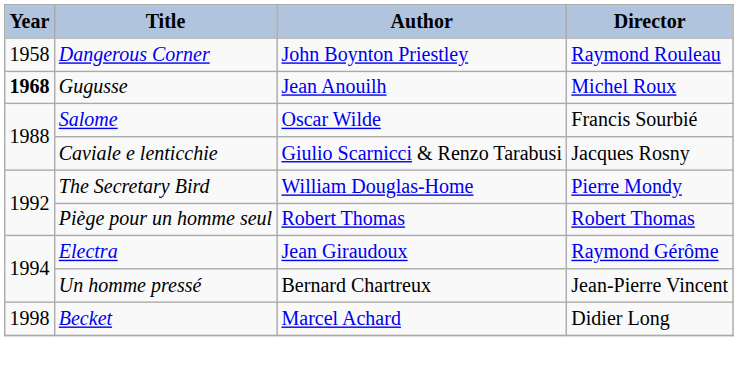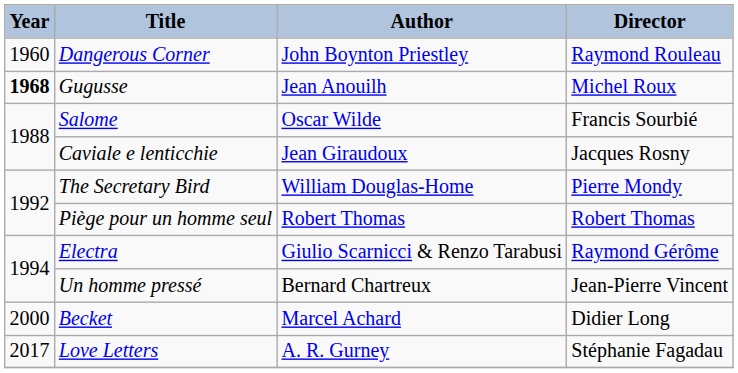(29, 54) 1958 -> (29, 54) 1960
(422, 153) Giulio Scarnicci & Renzo Tarabusi -> (345, 153) Jean Giraudoux
(345, 252) Jean Giraudoux -> (422, 252) Giulio Scarnicci & Renzo Tarabusi
(29, 318) 1998 -> (29, 318) 2000
+ row: (108, 351)
